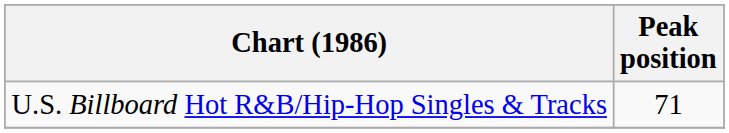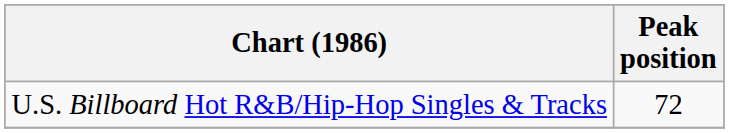(668, 104) 71 -> (668, 104) 72
